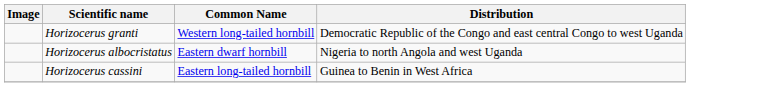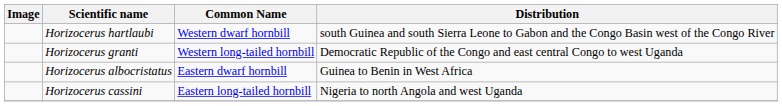+ row: (99, 33)
(421, 52) Nigeria to north Angola and west Uganda -> (396, 71) Guinea to Benin in West Africa
(396, 71) Guinea to Benin in West Africa -> (421, 91) Nigeria to north Angola and west Uganda
